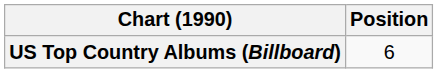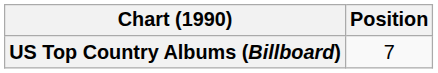(389, 51) 6 -> (389, 51) 7
